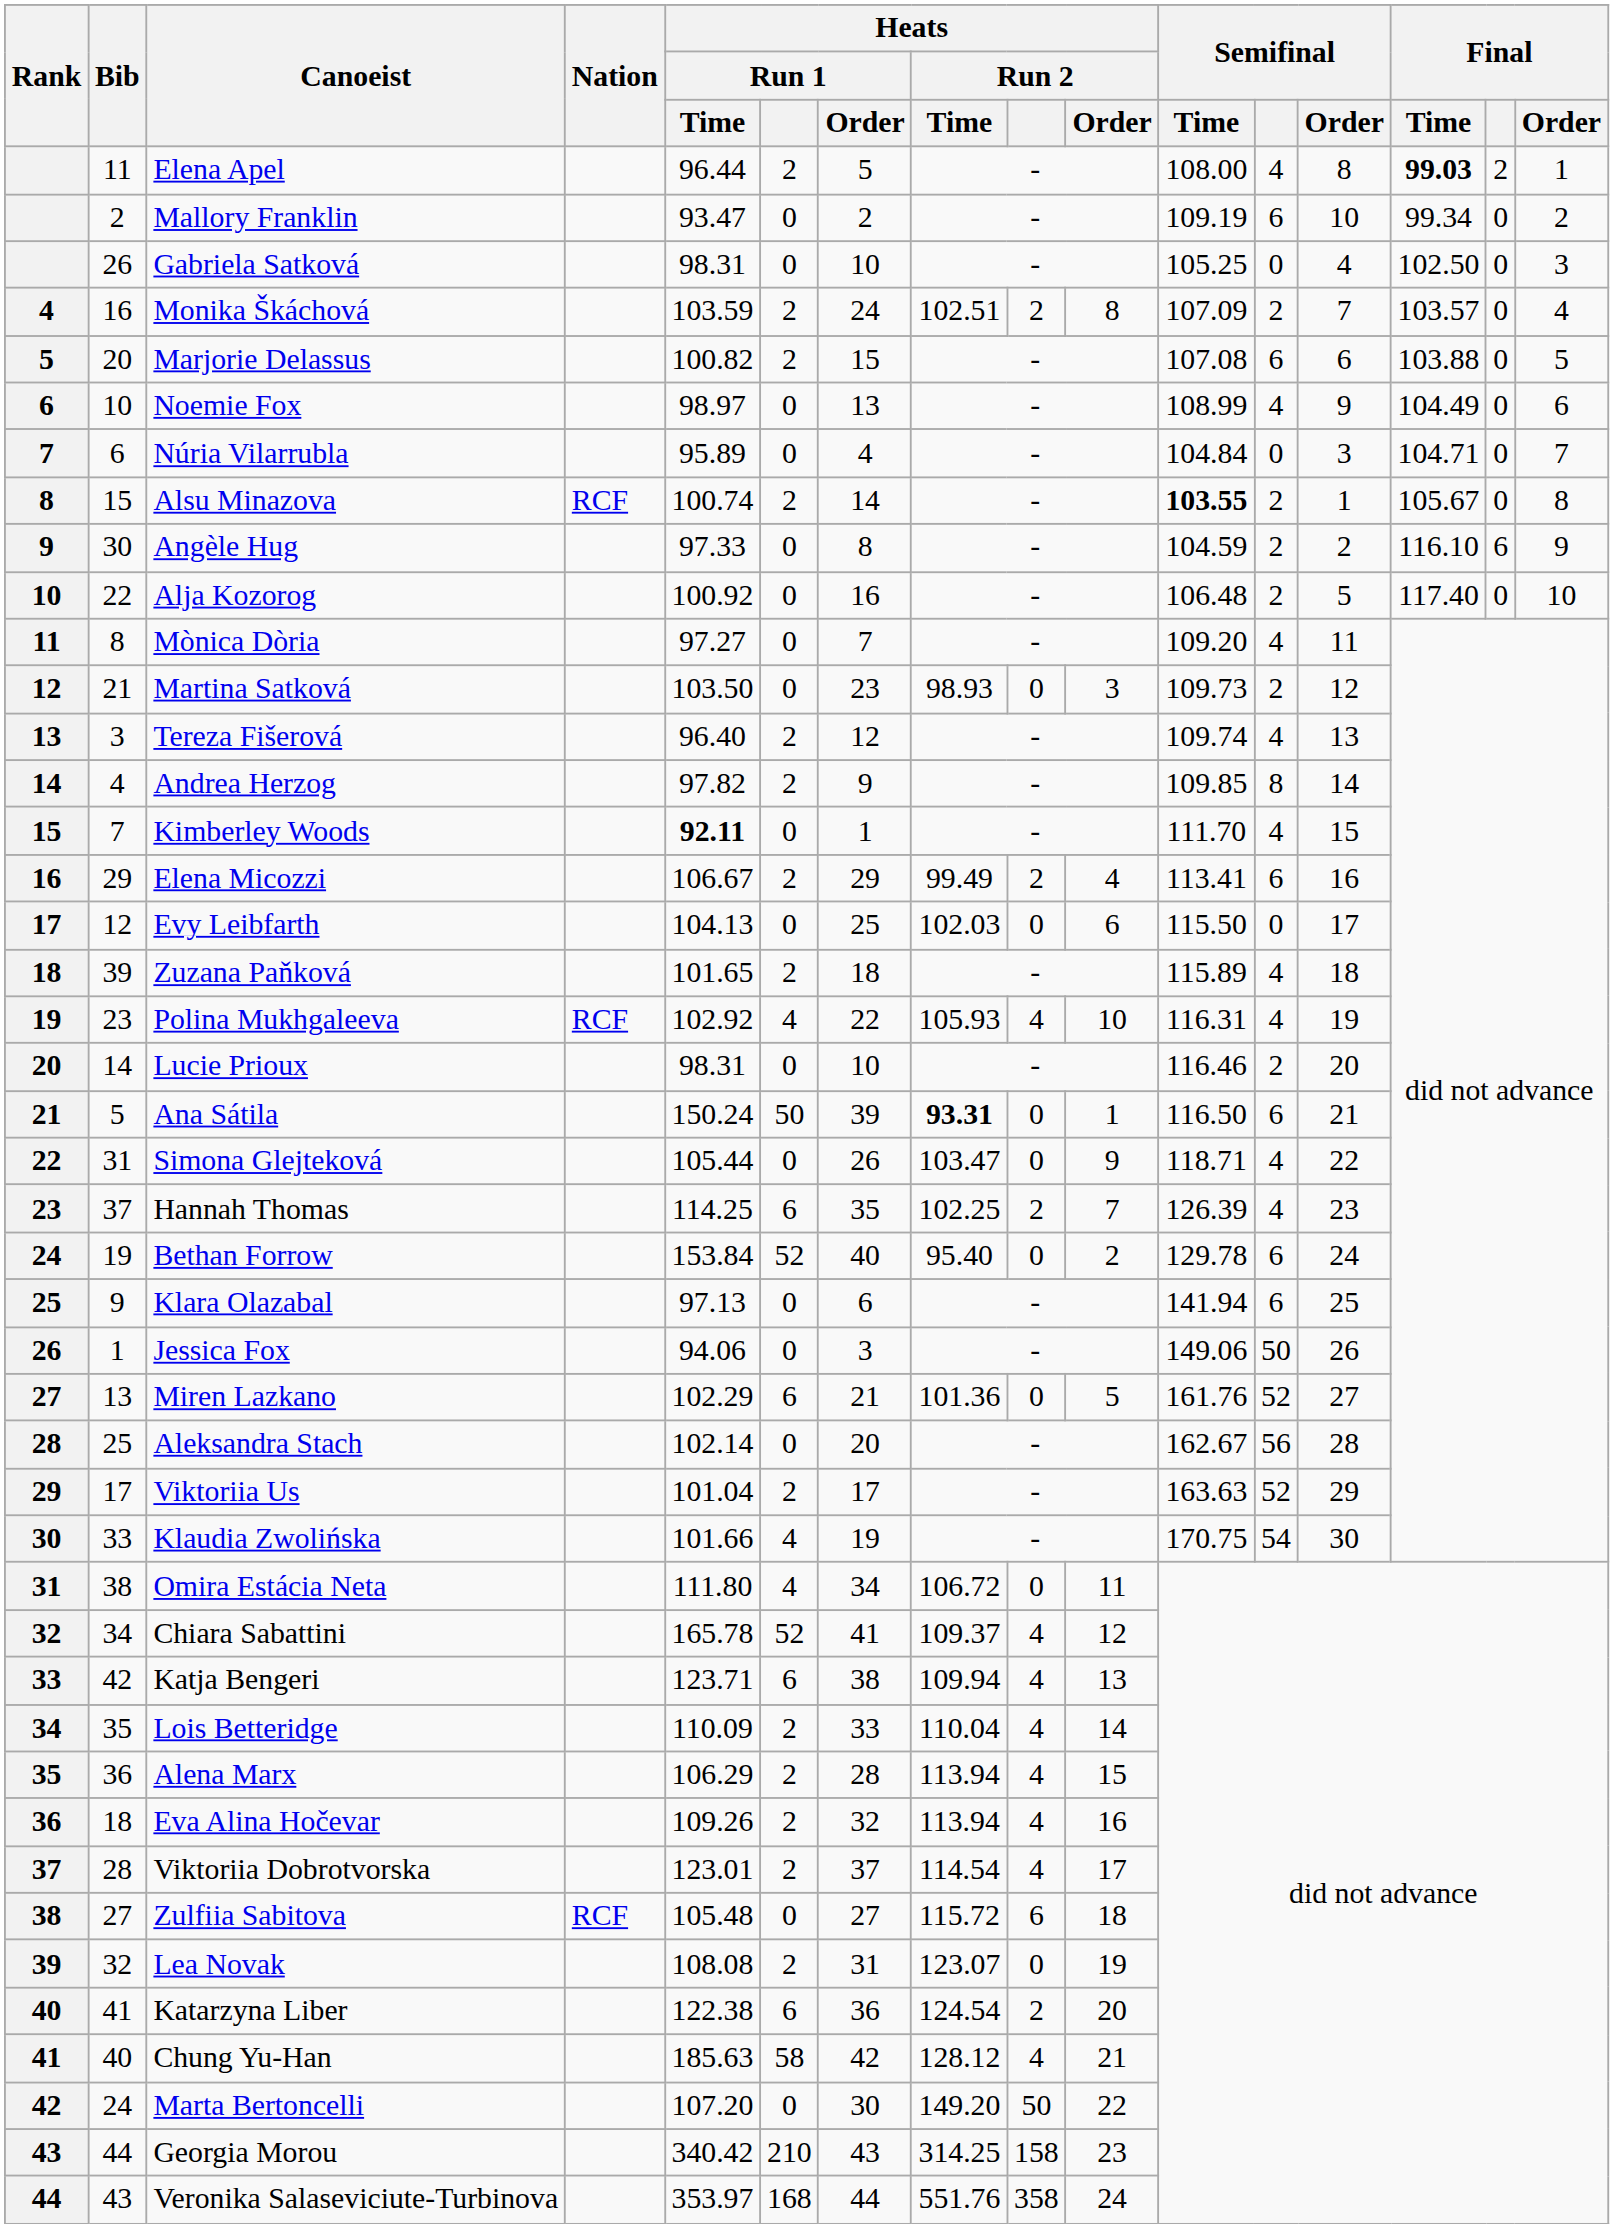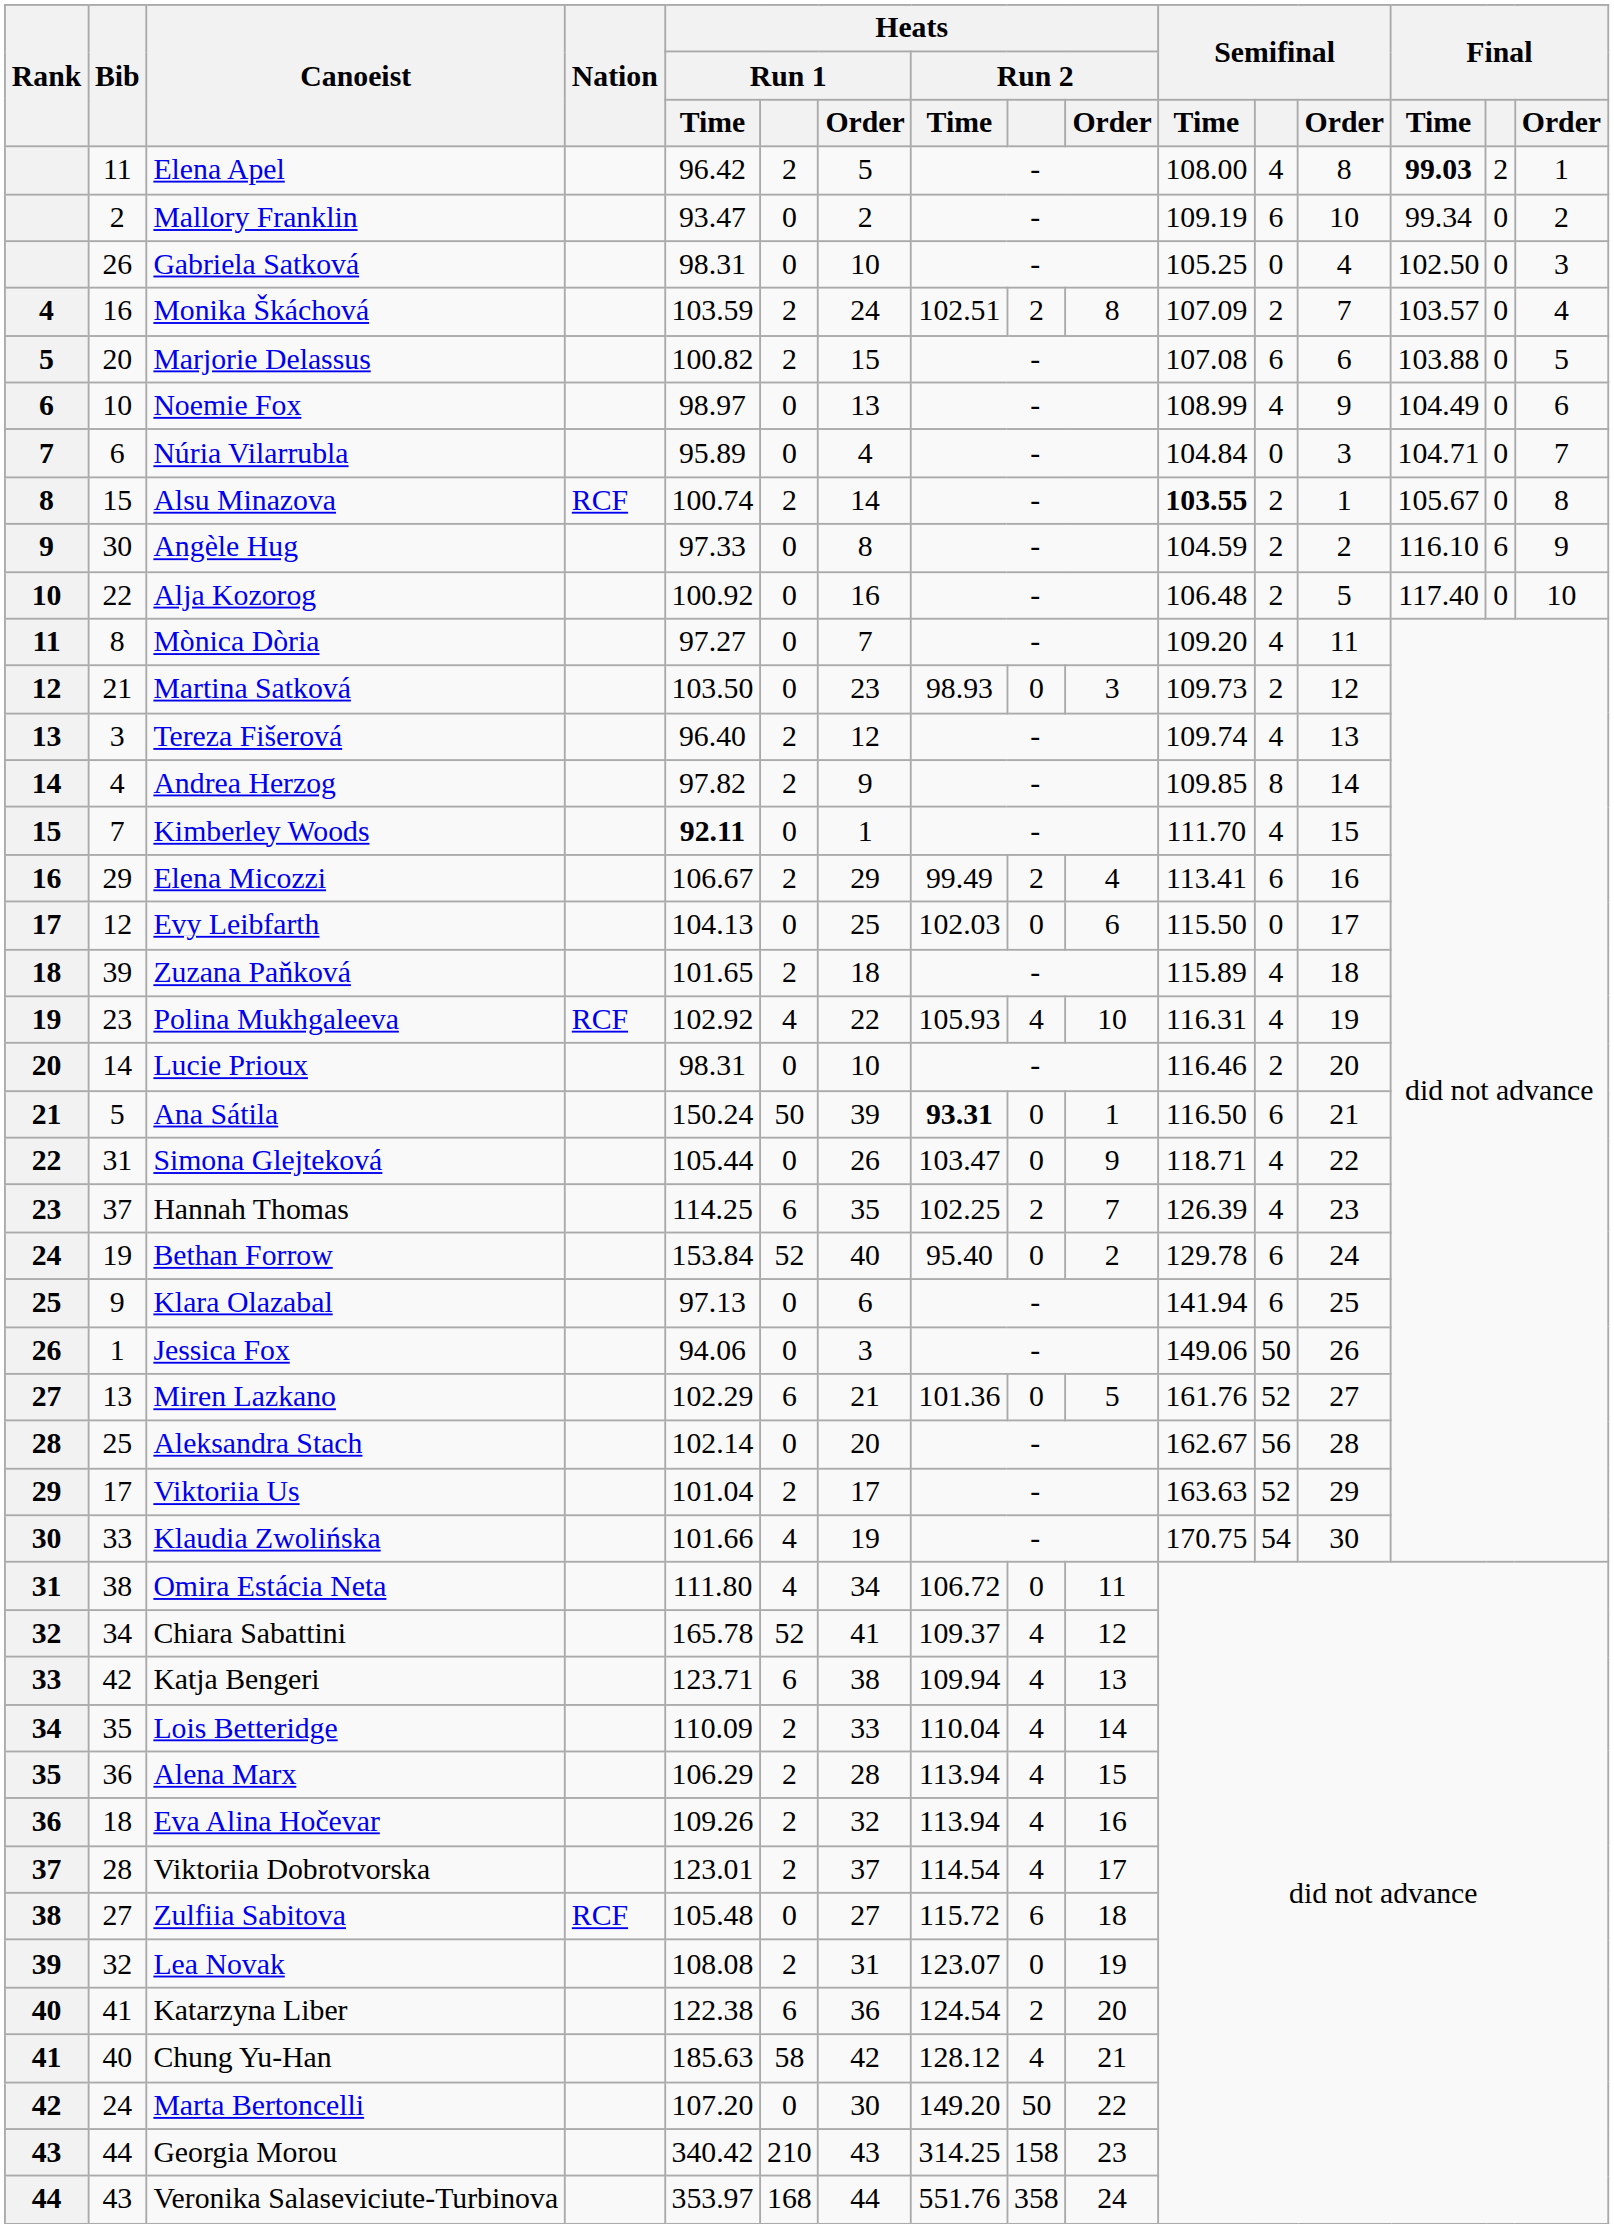(712, 169) 96.44 -> (712, 169) 96.42
